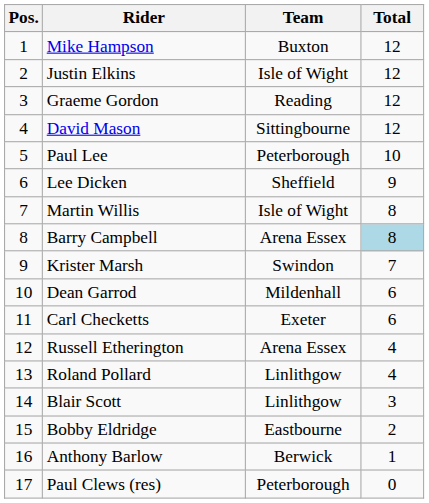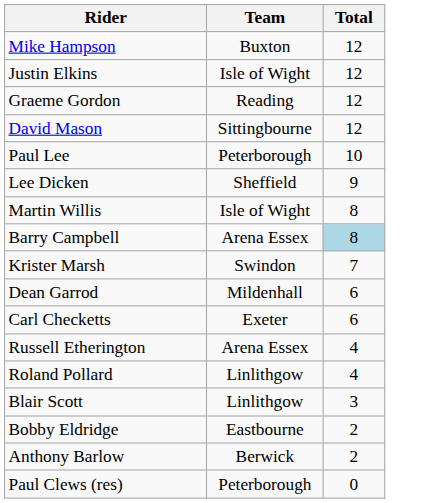- column: (24, 18)
(392, 456) 1 -> (354, 456) 2
